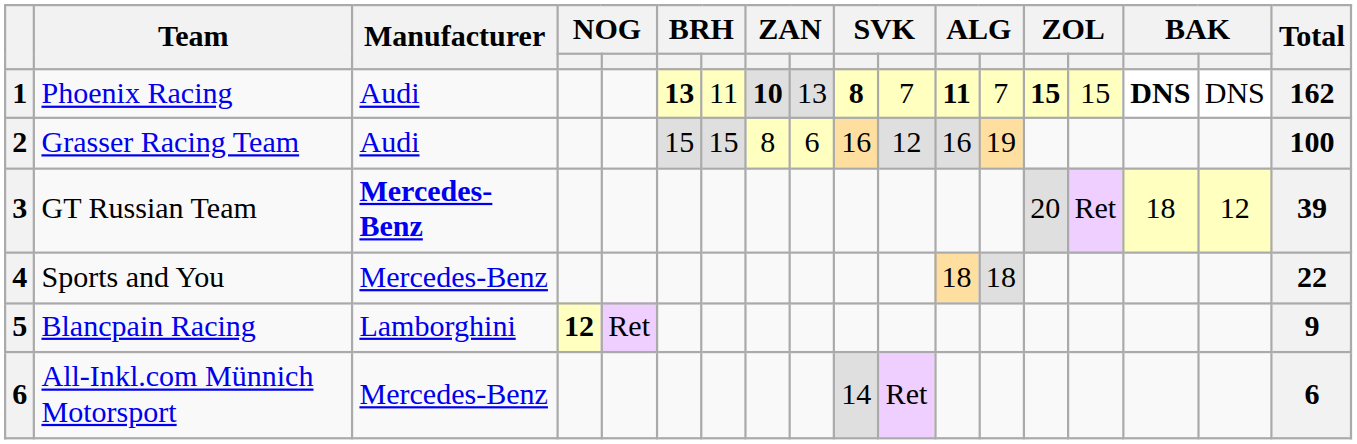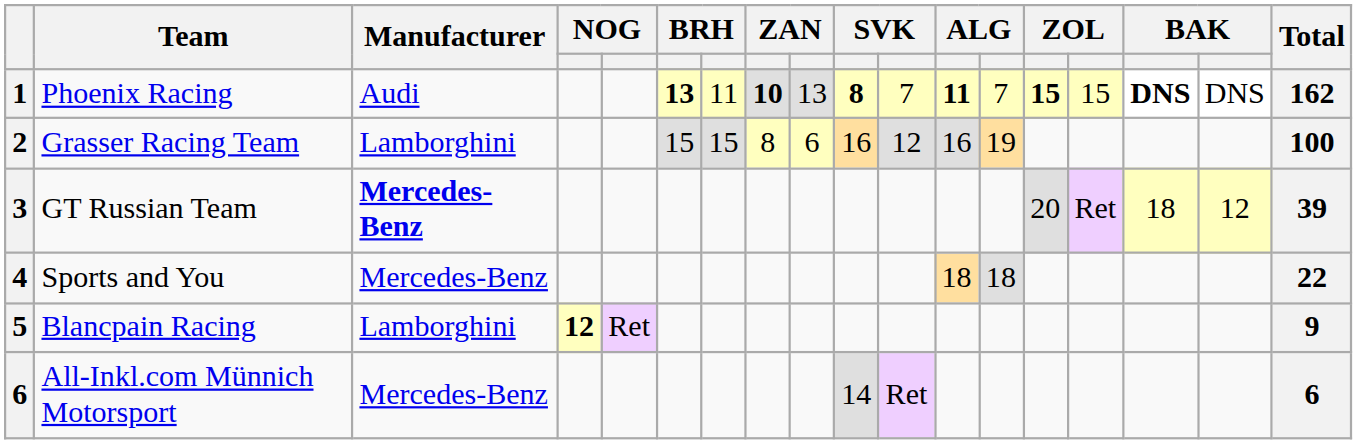(389, 142) Audi -> (438, 142) Lamborghini
